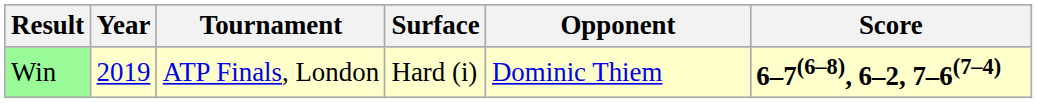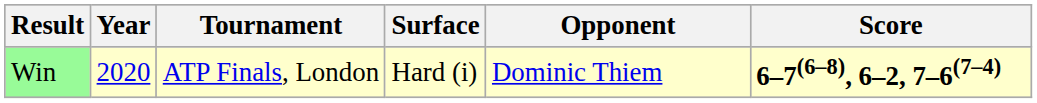(123, 72) 2019 -> (123, 72) 2020
